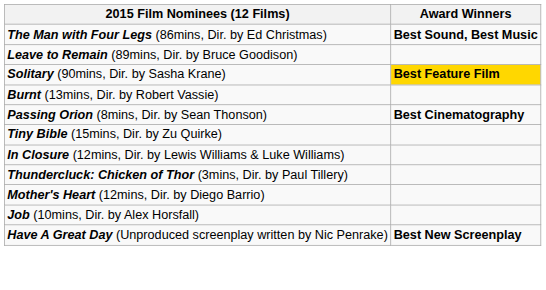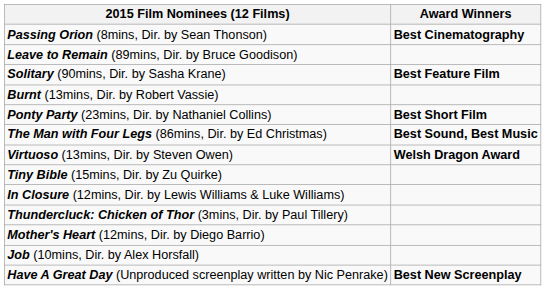rows swapped: (167, 34) <-> (137, 114)
(447, 74) gold background -> (447, 74) no background
+ row: (139, 114)
+ row: (120, 154)
